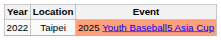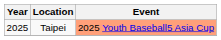(17, 27) 2022 -> (17, 27) 2025
